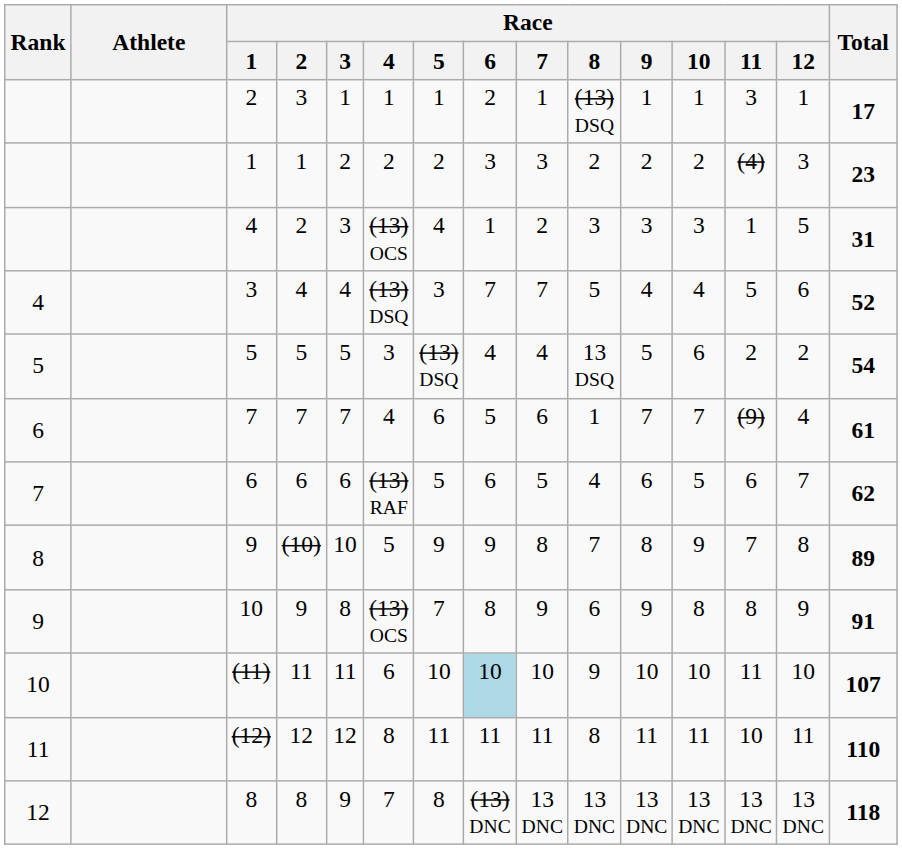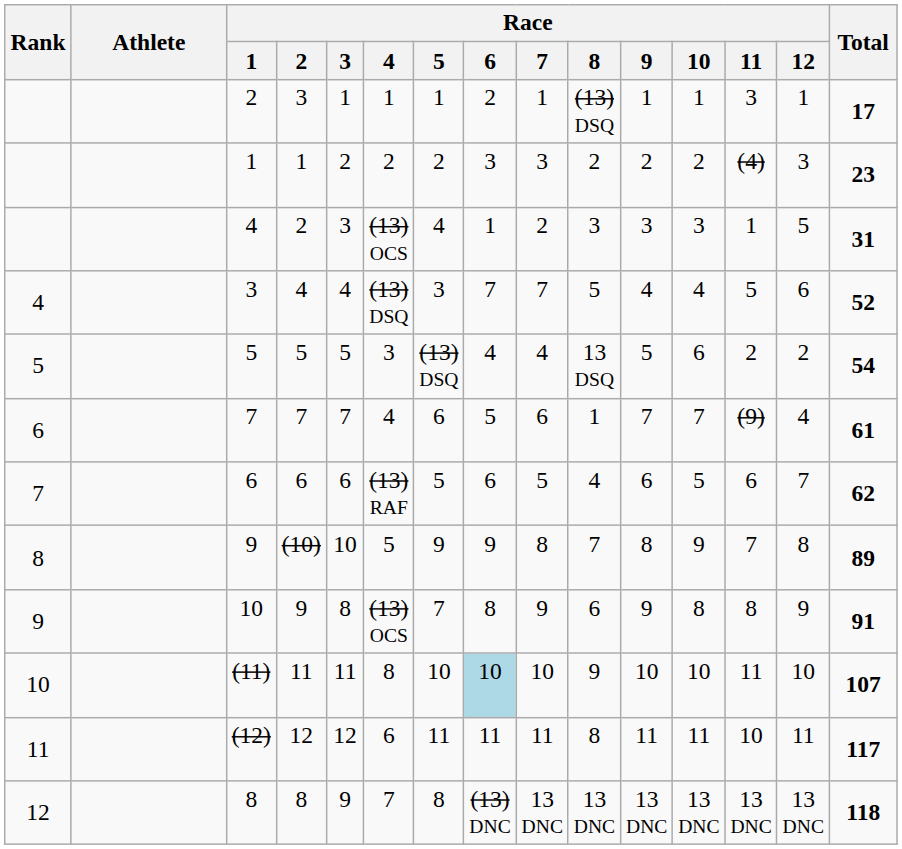(389, 684) 6 -> (389, 684) 8
(389, 748) 8 -> (389, 748) 6
(863, 748) 110 -> (863, 748) 117
